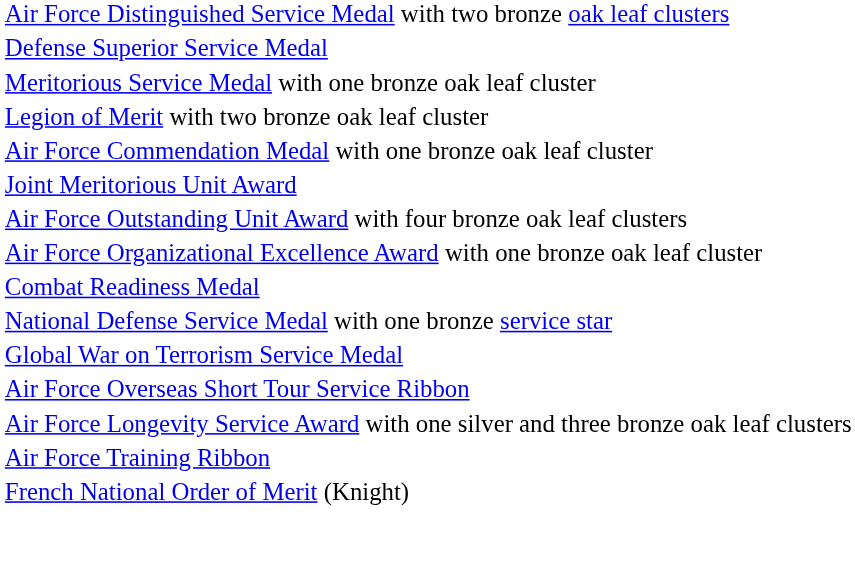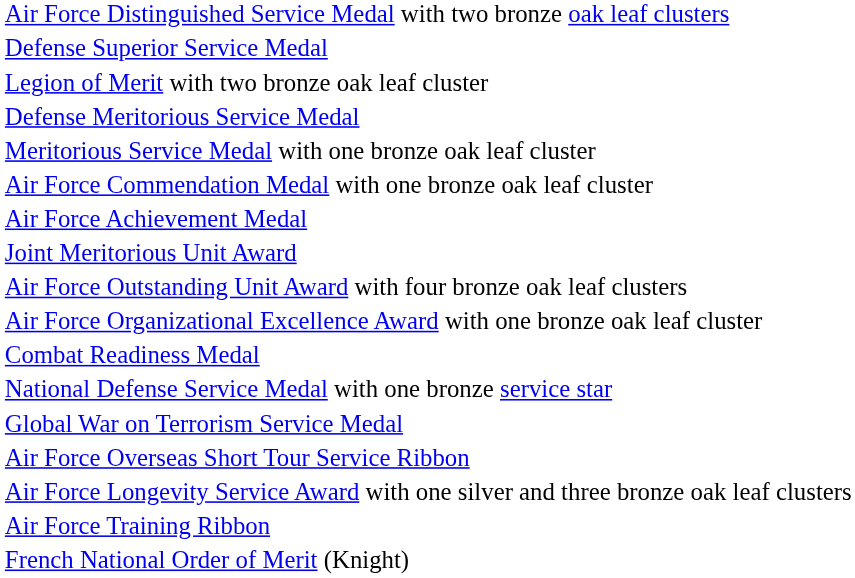rows swapped: (247, 116) <-> (300, 82)
+ row: (182, 116)
+ row: (156, 218)
